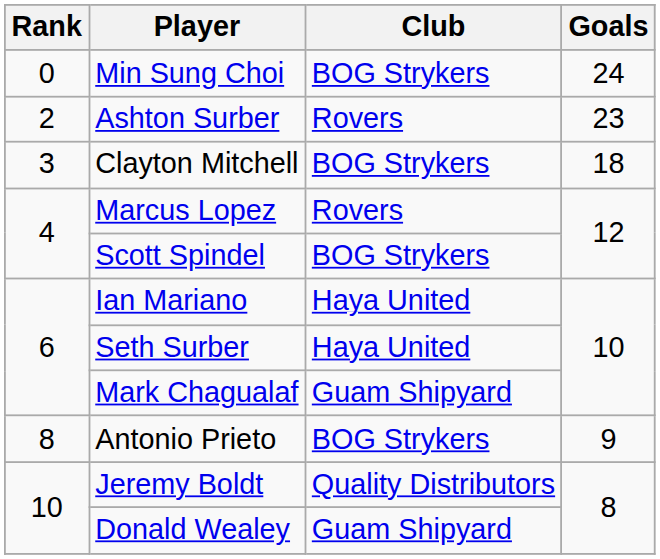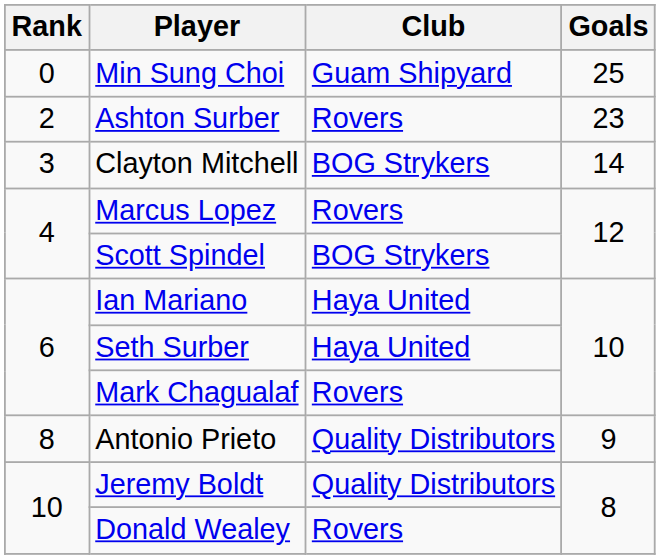(401, 73) BOG Strykers -> (412, 73) Guam Shipyard
(608, 73) 24 -> (608, 73) 25
(608, 164) 18 -> (608, 164) 14
(412, 392) Guam Shipyard -> (357, 392) Rovers
(401, 438) BOG Strykers -> (433, 438) Quality Distributors
(412, 529) Guam Shipyard -> (357, 529) Rovers
